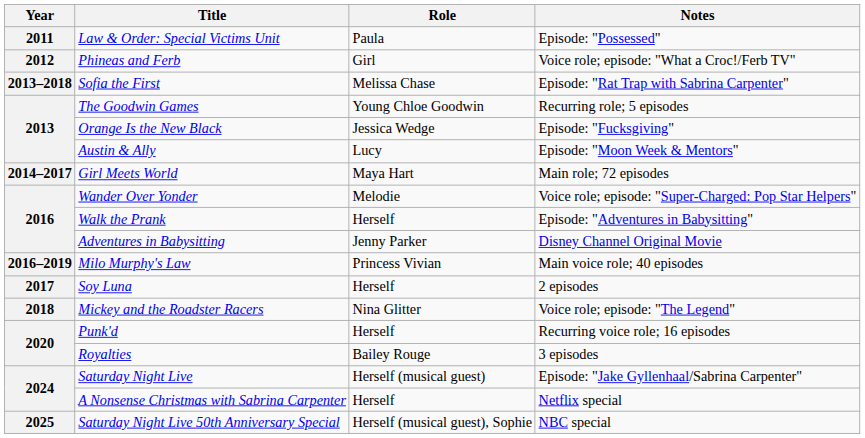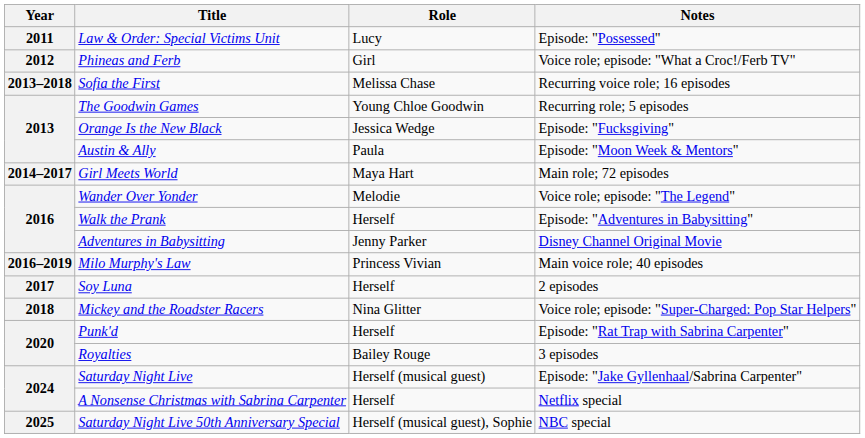(368, 38) Paula -> (367, 38) Lucy
(664, 83) Episode: "Rat Trap with Sabrina Carpenter" -> (634, 83) Recurring voice role; 16 episodes
(367, 151) Lucy -> (368, 151) Paula
(697, 196) Voice role; episode: "Super-Charged: Pop Star Helpers" -> (637, 196) Voice role; episode: "The Legend"
(637, 309) Voice role; episode: "The Legend" -> (697, 309) Voice role; episode: "Super-Charged: Pop Star Helpers"
(634, 331) Recurring voice role; 16 episodes -> (664, 331) Episode: "Rat Trap with Sabrina Carpenter"
